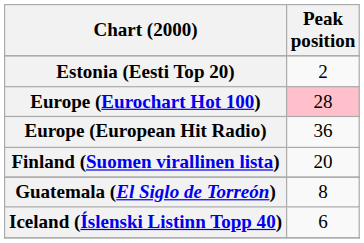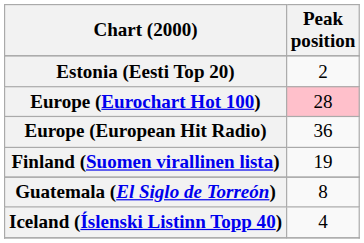(323, 161) 20 -> (323, 161) 19
(323, 222) 6 -> (323, 222) 4
